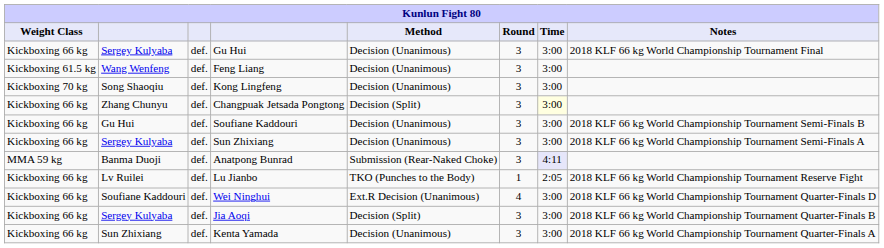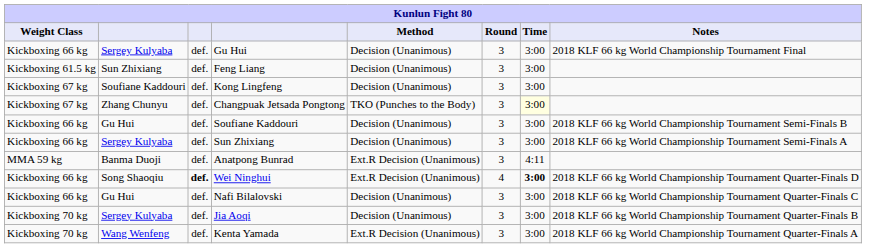(135, 68) Wang Wenfeng -> (131, 68) Sun Zhixiang
(47, 86) Kickboxing 70 kg -> (47, 86) Kickboxing 67 kg
(132, 86) Song Shaoqiu -> (143, 86) Soufiane Kaddouri
(47, 105) Kickboxing 66 kg -> (47, 105) Kickboxing 67 kg
(385, 105) Decision (Split) -> (413, 105) TKO (Punches to the Body)
(423, 160) Submission (Rear-Naked Choke) -> (415, 160) Ext.R Decision (Unanimous)
(552, 160) lavender background -> (535, 160) no background
- row: (235, 178)
(143, 196) Soufiane Kaddouri -> (132, 178) Song Shaoqiu
(199, 196) normal -> (200, 178) bold
(552, 196) normal -> (535, 178) bold
+ row: (248, 196)
(47, 215) Kickboxing 66 kg -> (47, 215) Kickboxing 70 kg
(385, 215) Decision (Split) -> (401, 215) Decision (Unanimous)
(47, 233) Kickboxing 66 kg -> (47, 233) Kickboxing 70 kg
(131, 233) Sun Zhixiang -> (135, 233) Wang Wenfeng
(400, 233) Decision (Unanimous) -> (415, 233) Ext.R Decision (Unanimous)
